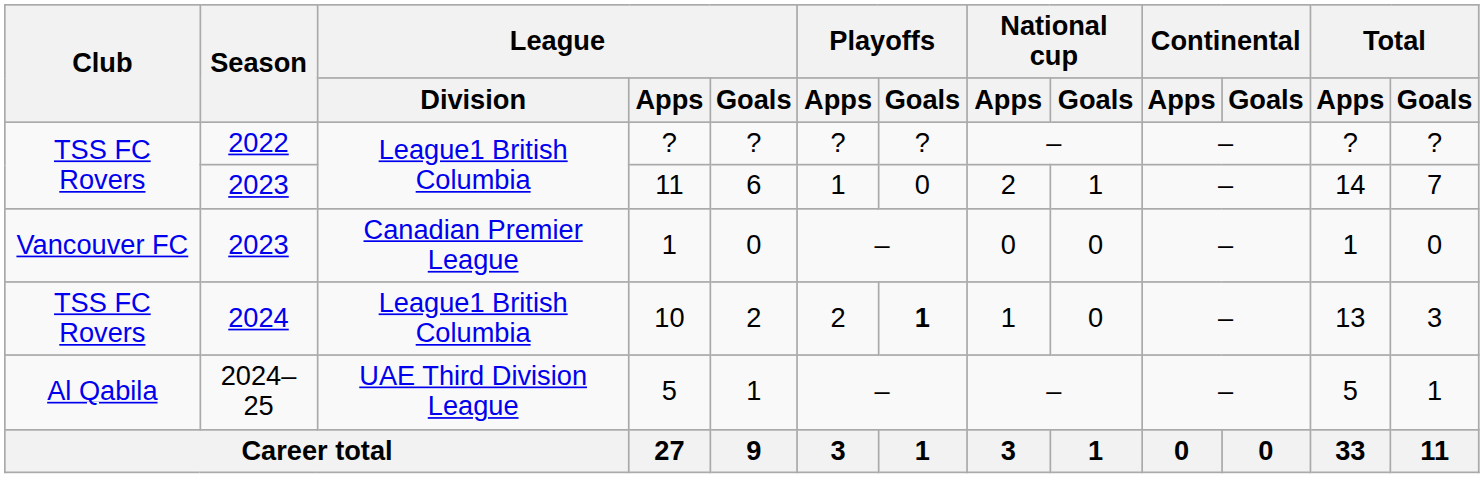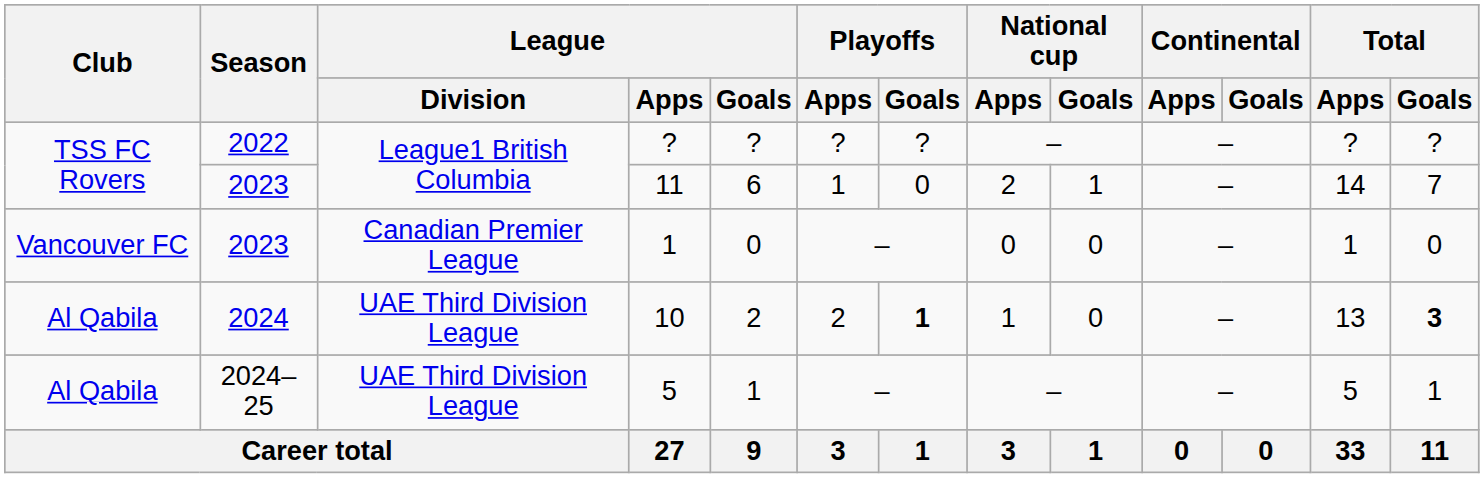(102, 318) TSS FC Rovers -> (102, 318) Al Qabila
(473, 318) League1 British Columbia -> (473, 318) UAE Third Division League
(1435, 318) normal -> (1435, 318) bold
